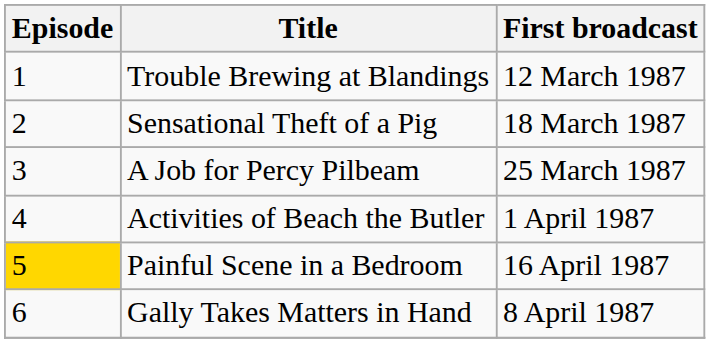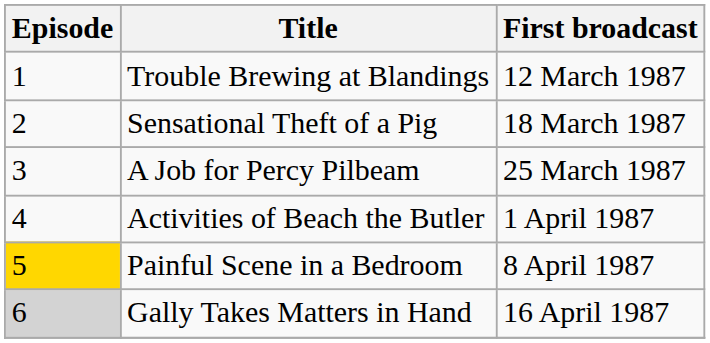(586, 265) 16 April 1987 -> (579, 265) 8 April 1987
(19, 312) no background -> (19, 312) lightgrey background
(579, 312) 8 April 1987 -> (586, 312) 16 April 1987
